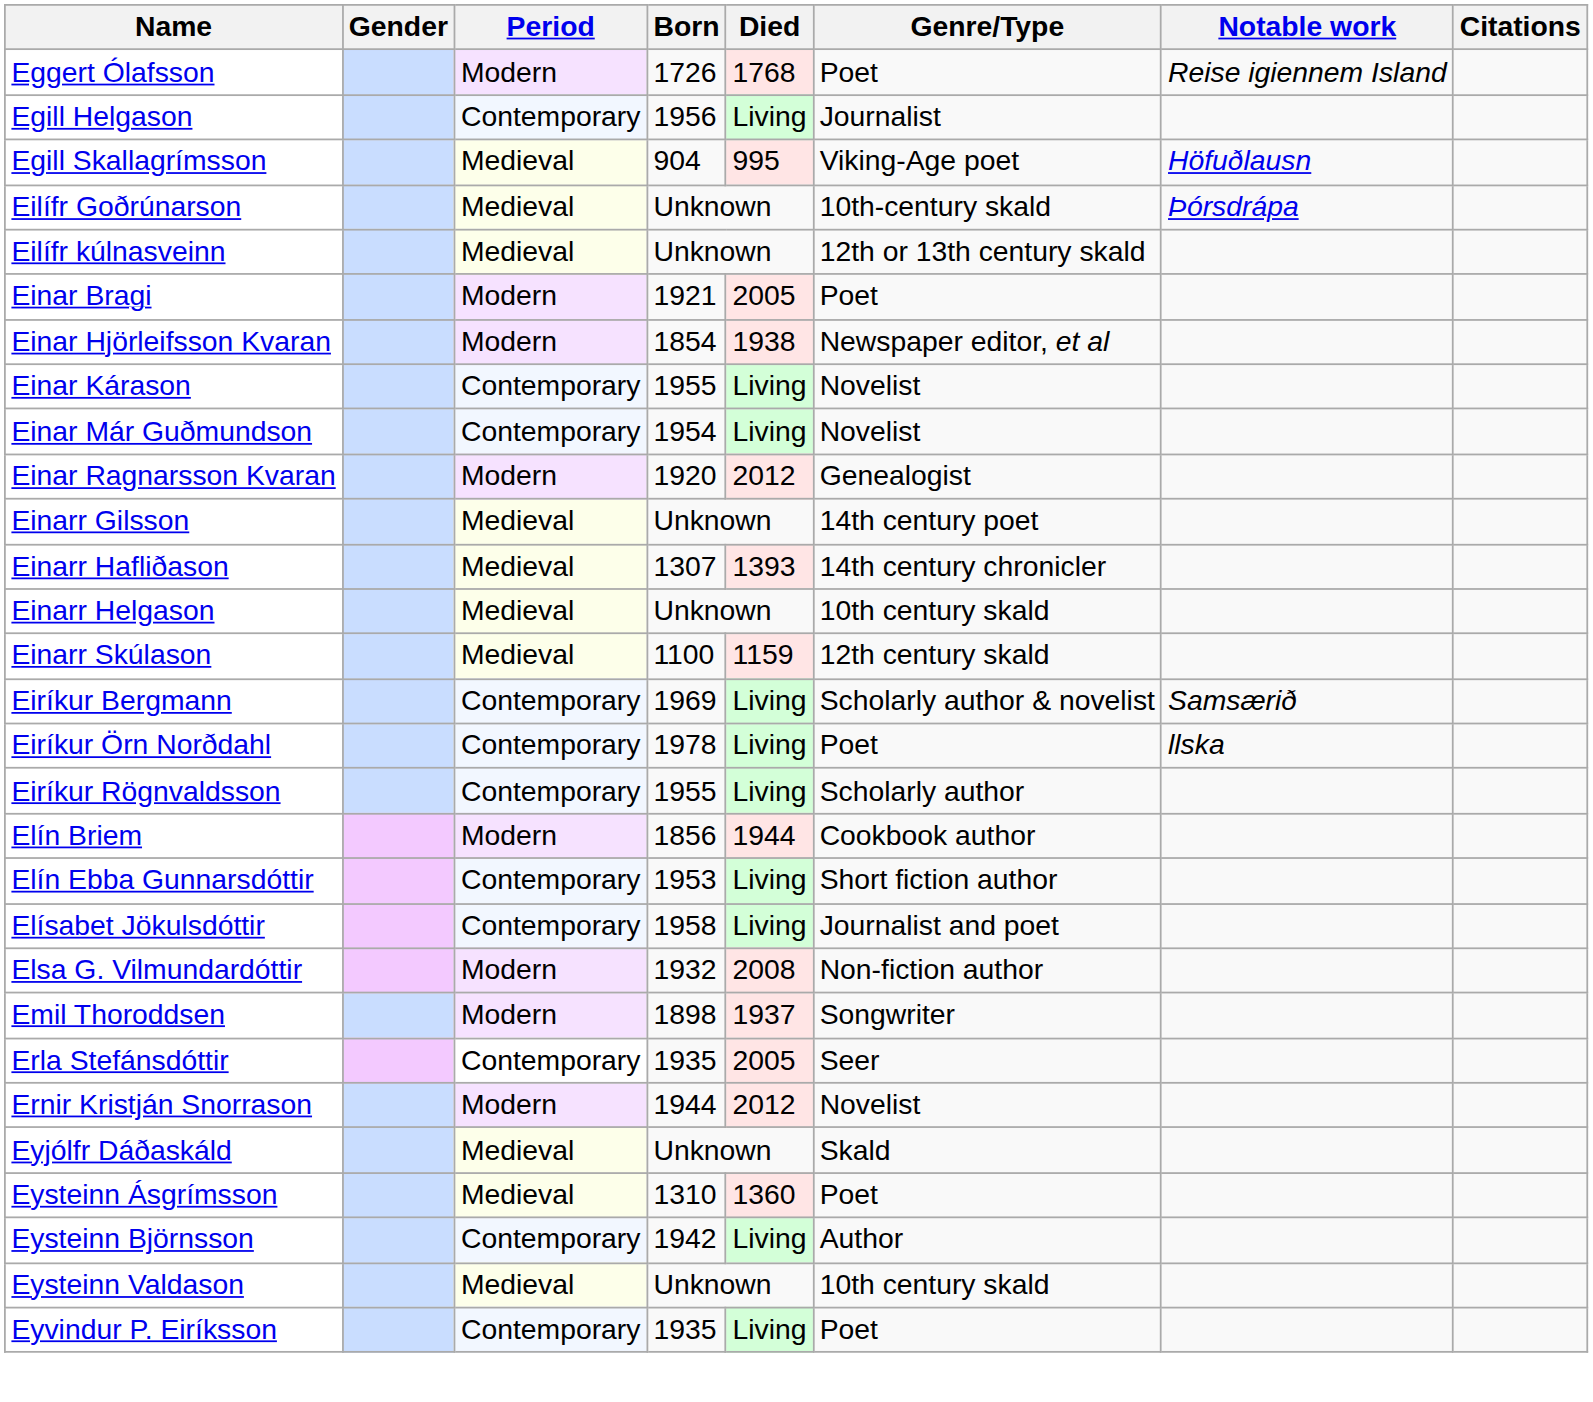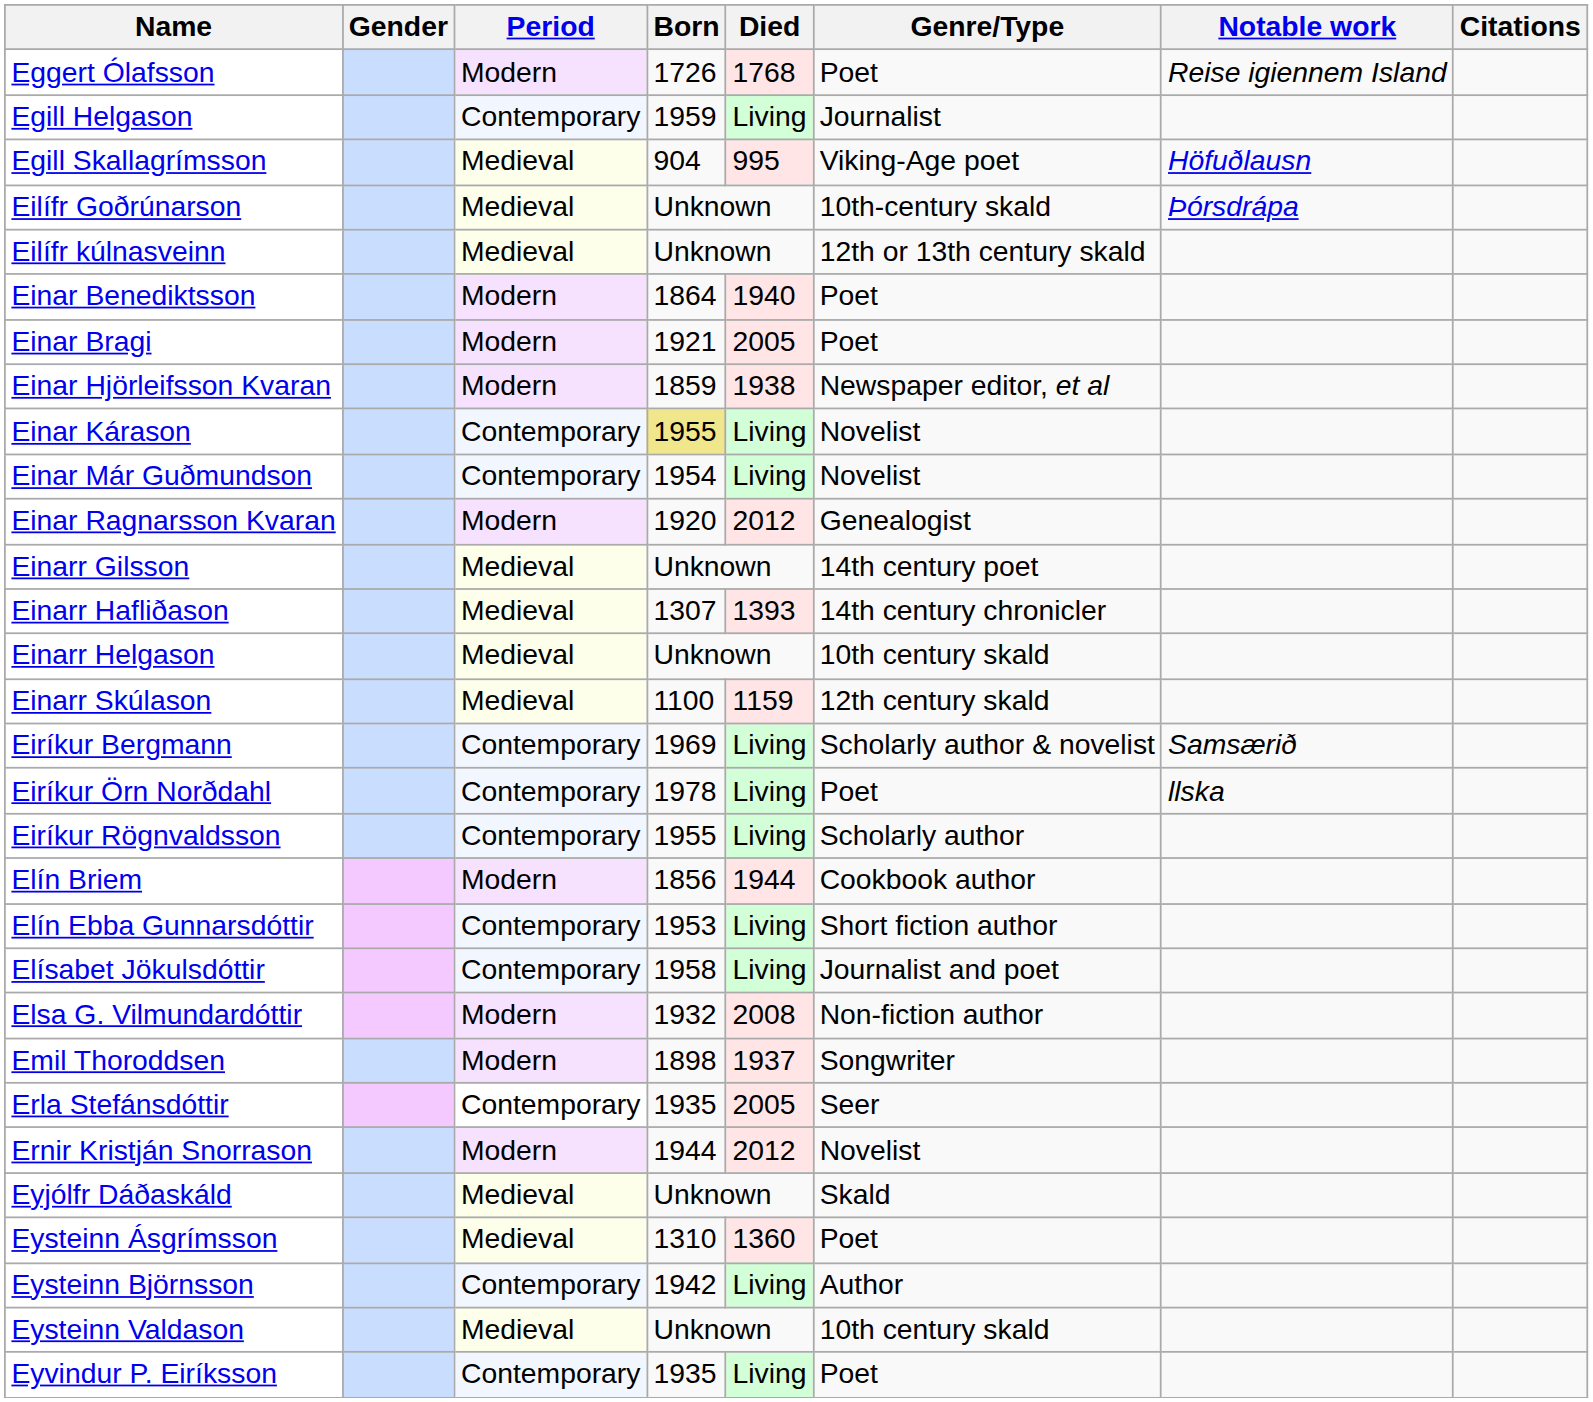(685, 116) 1956 -> (685, 116) 1959
+ row: (133, 296)
(685, 341) 1854 -> (685, 386) 1859
(685, 386) no background -> (685, 431) khaki background
